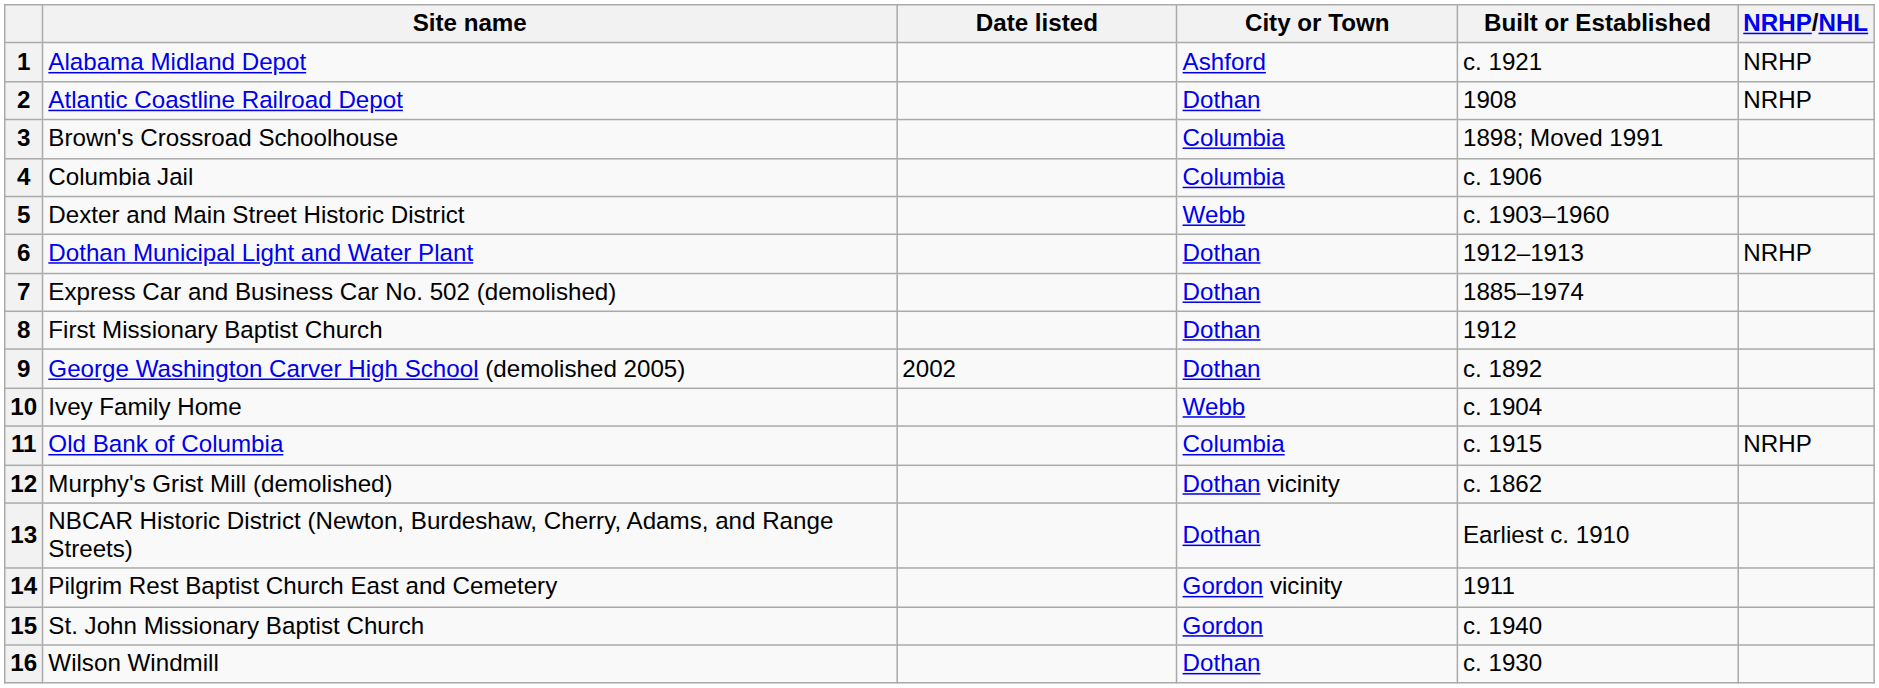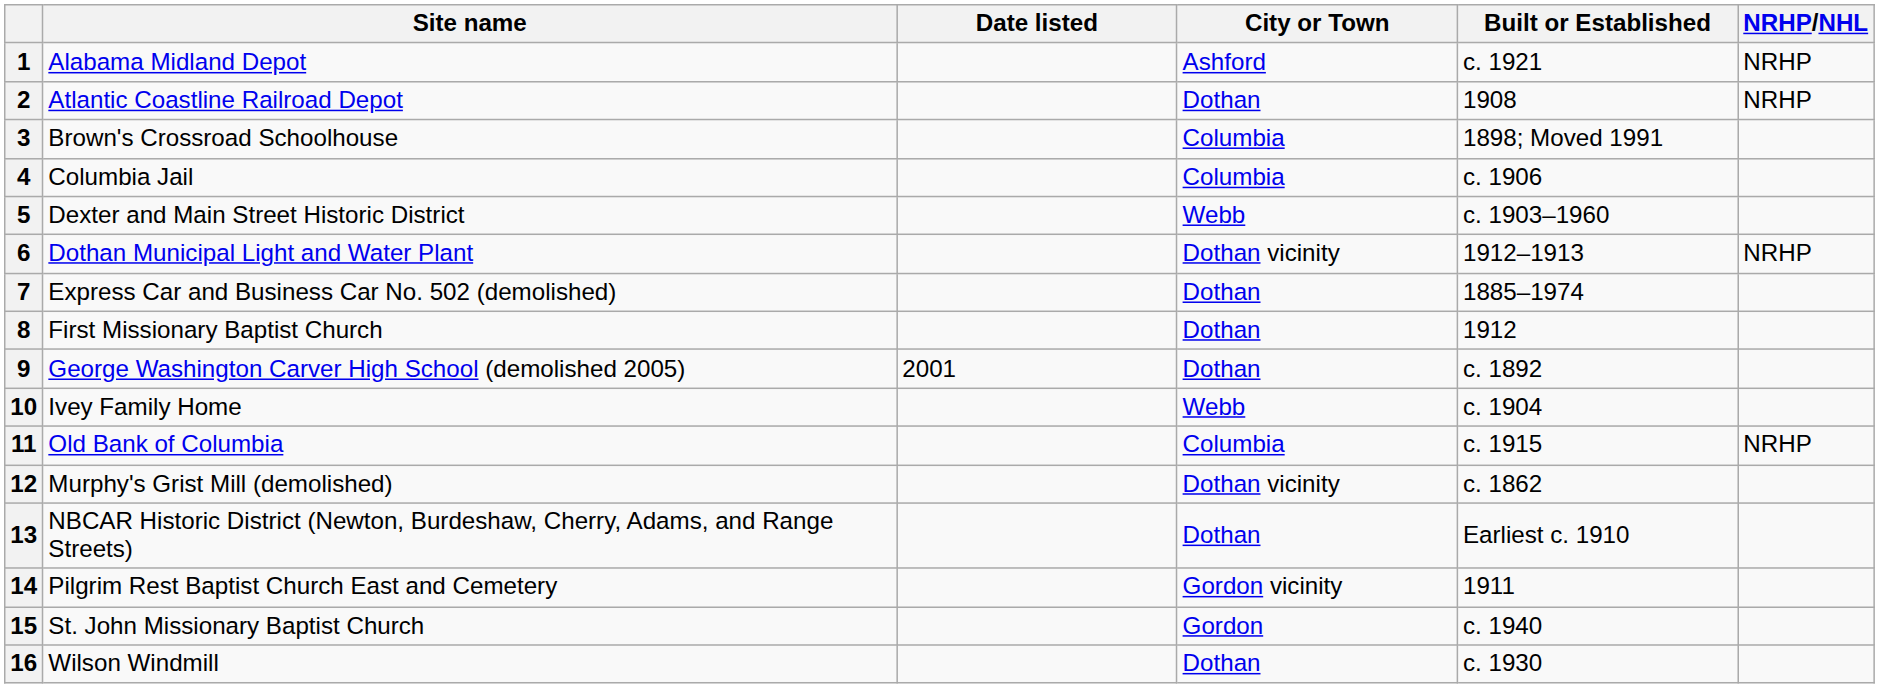(1222, 253) Dothan -> (1261, 253) Dothan vicinity
(929, 368) 2002 -> (929, 368) 2001
